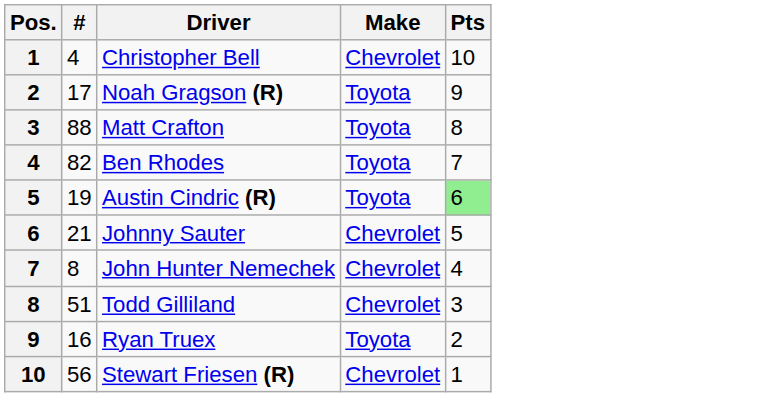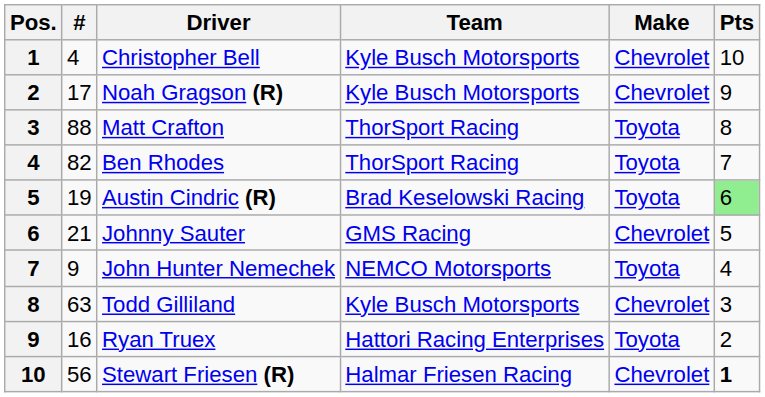+ column: (475, 22)
(378, 93) Toyota -> (662, 93) Chevrolet
(73, 268) 8 -> (73, 268) 9
(393, 268) Chevrolet -> (647, 268) Toyota
(79, 304) 51 -> (79, 304) 63
(457, 374) normal -> (726, 374) bold
